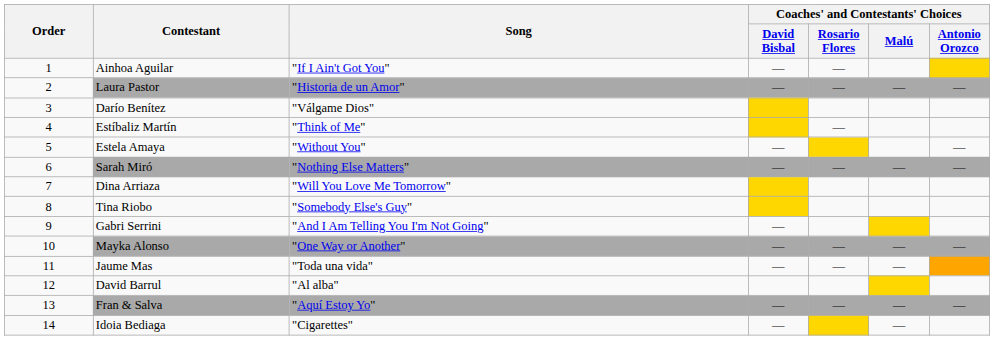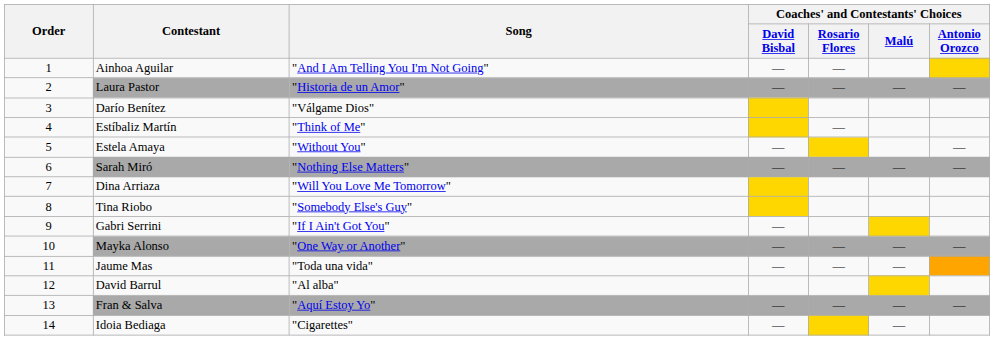(341, 68) "If I Ain't Got You" -> (390, 68) "And I Am Telling You I'm Not Going"
(390, 226) "And I Am Telling You I'm Not Going" -> (341, 226) "If I Ain't Got You"
